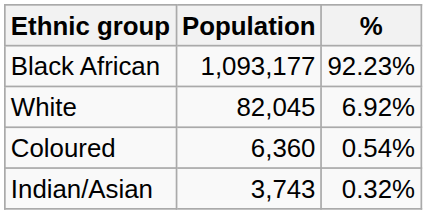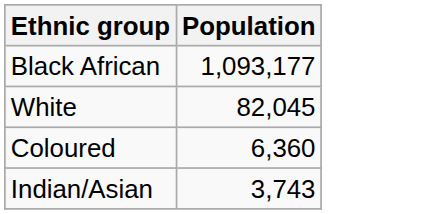- column: (371, 25)
